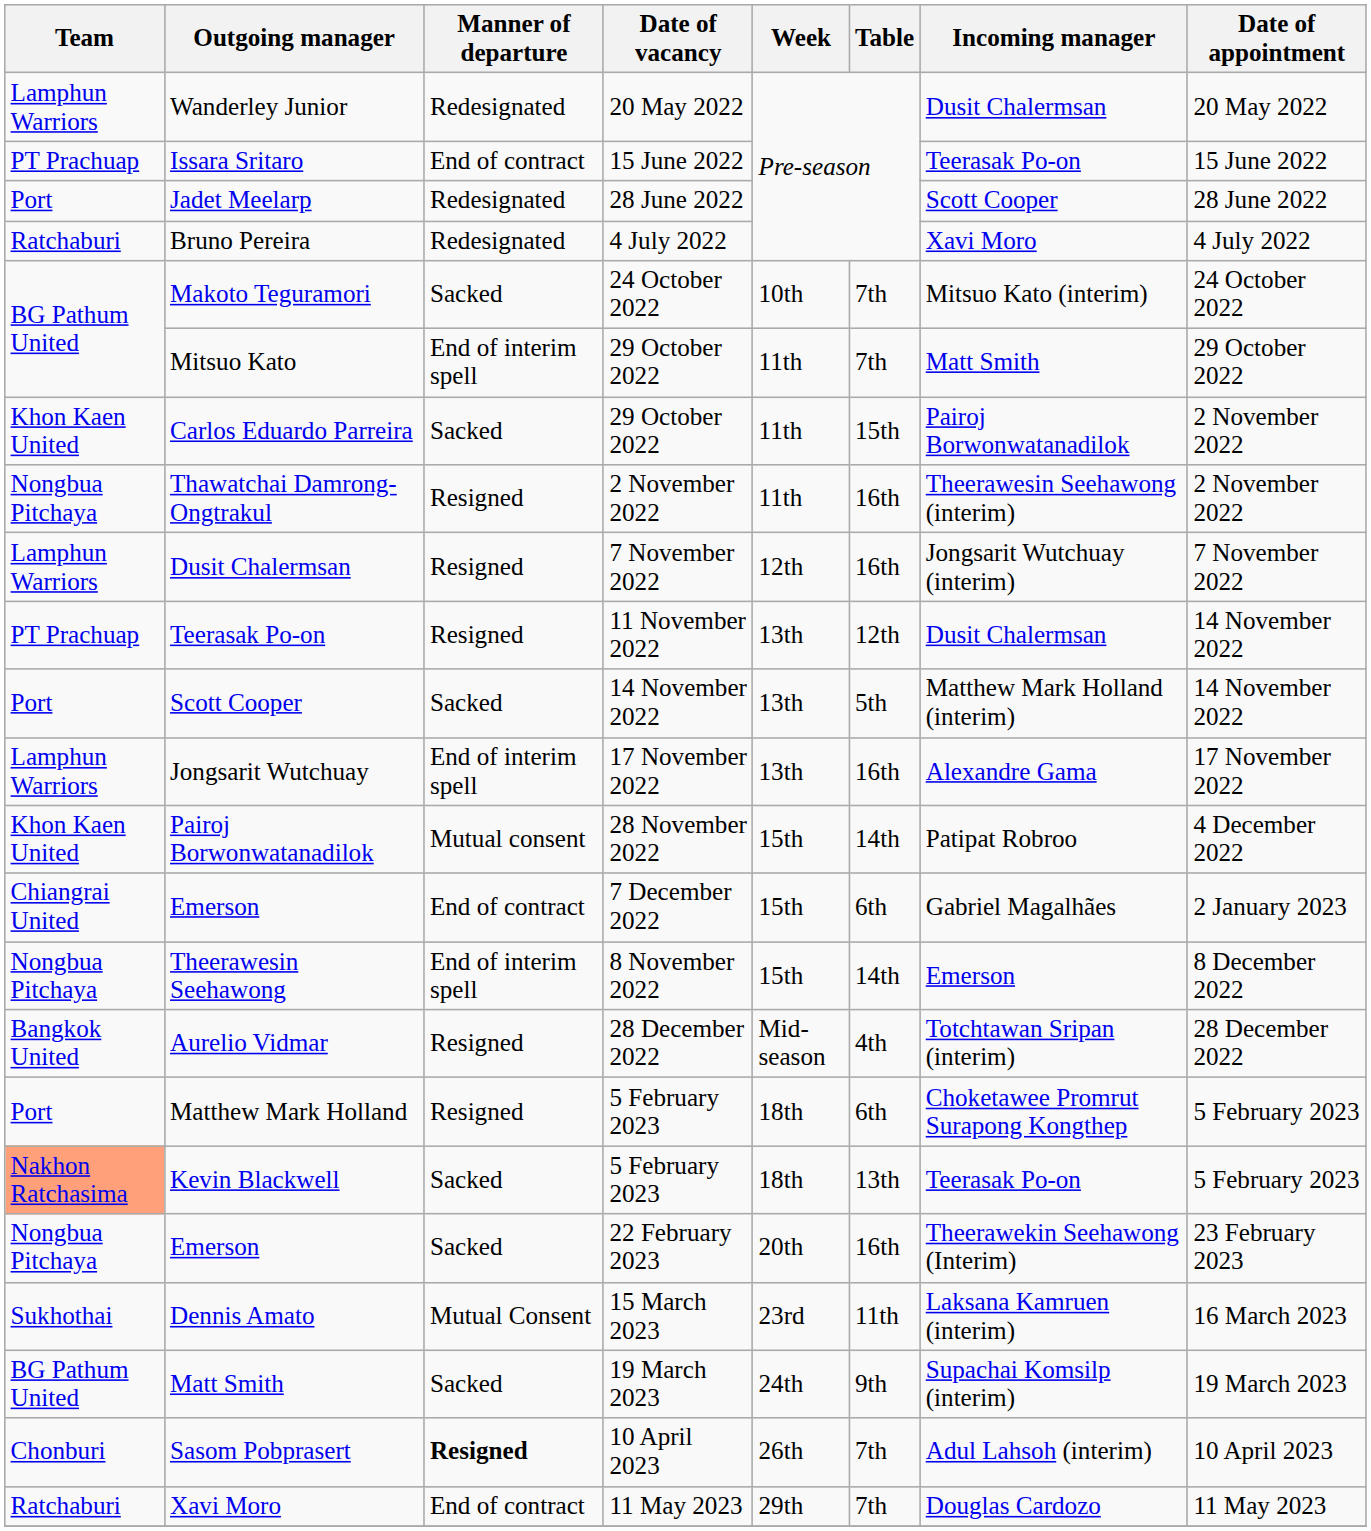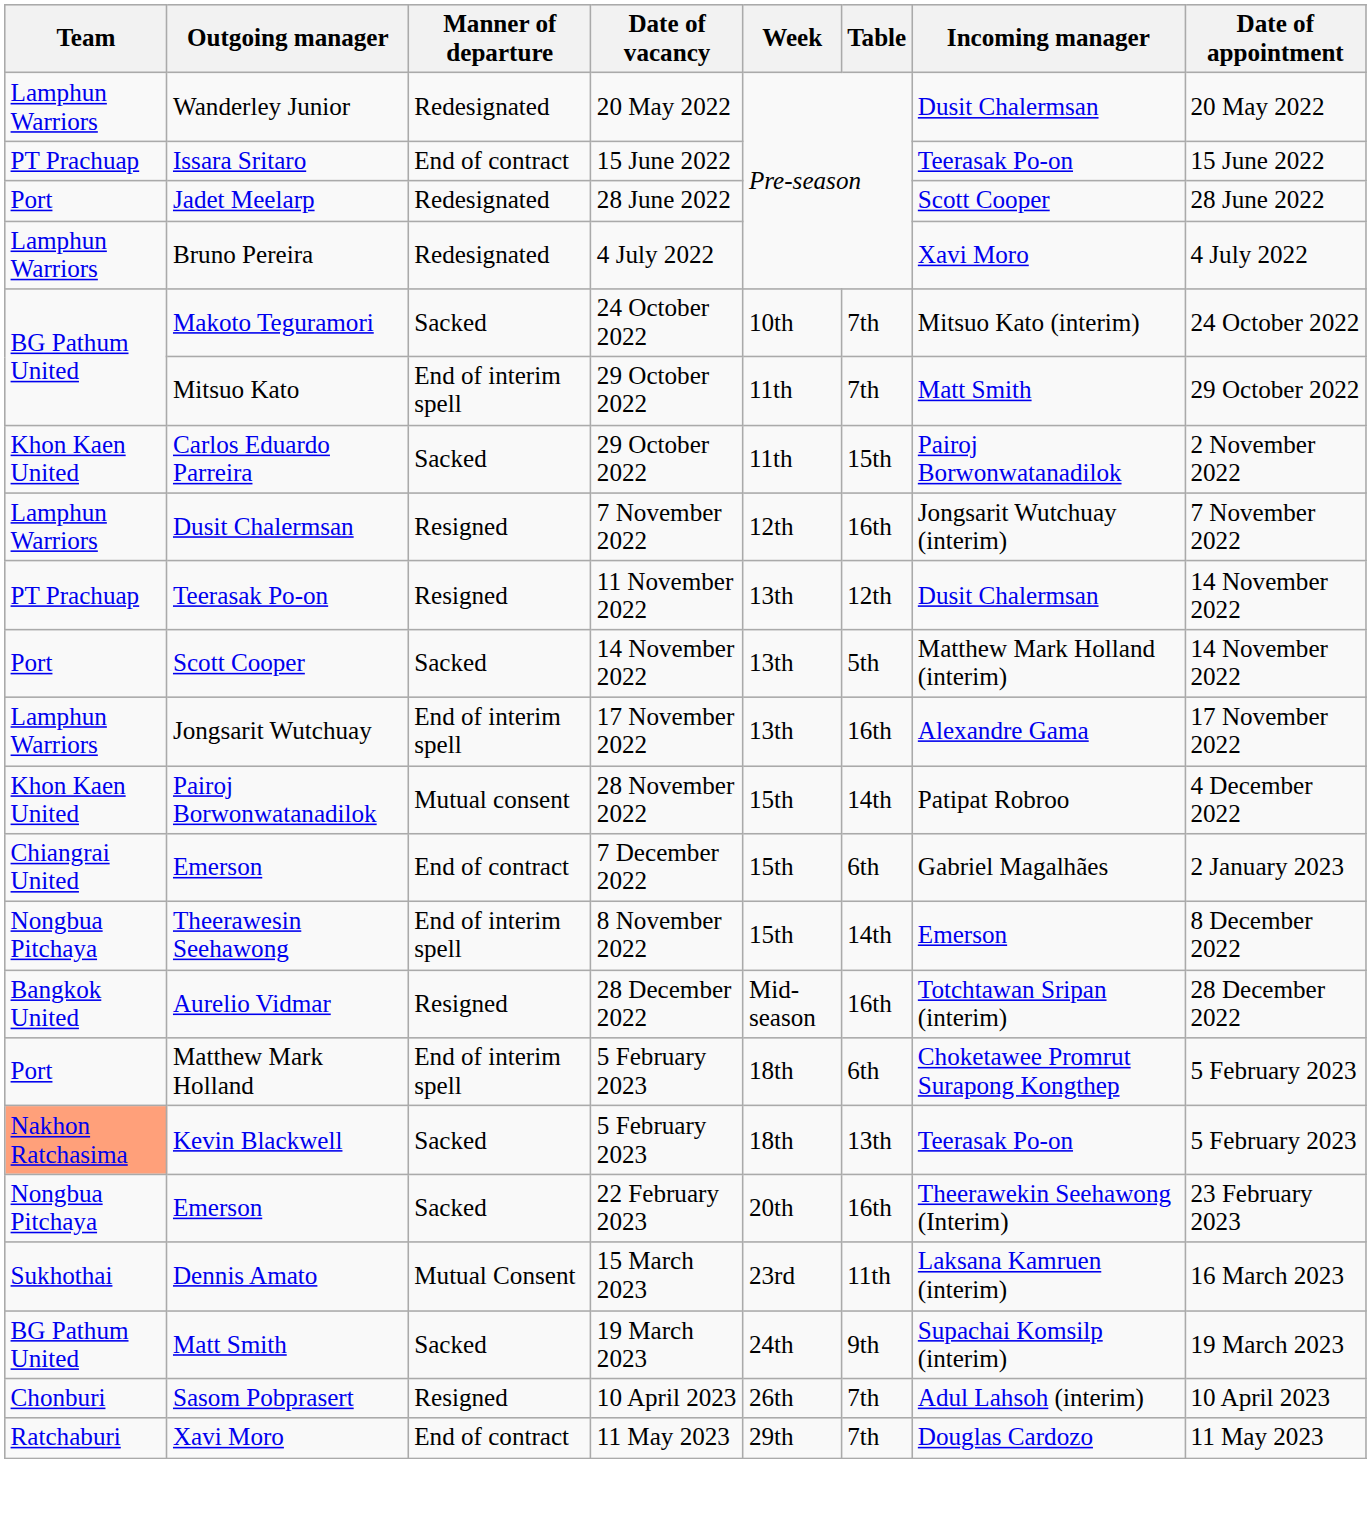(66, 240) Ratchaburi -> (59, 254) Lamphun Warriors
- row: (283, 498)
(871, 1043) 4th -> (869, 1003) 16th
(477, 1111) Resigned -> (487, 1071) End of interim spell
(479, 1451) bold -> (461, 1397) normal
